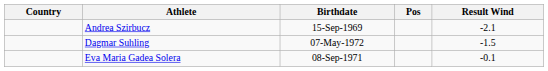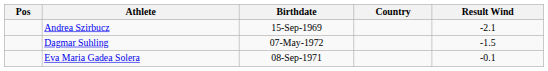columns swapped: (413, 12) <-> (43, 12)
